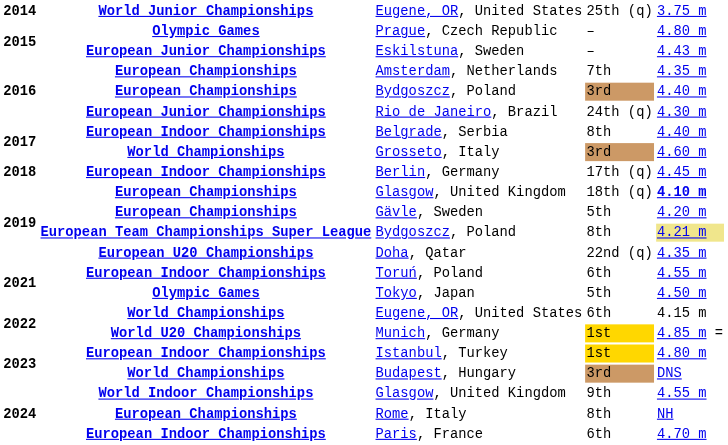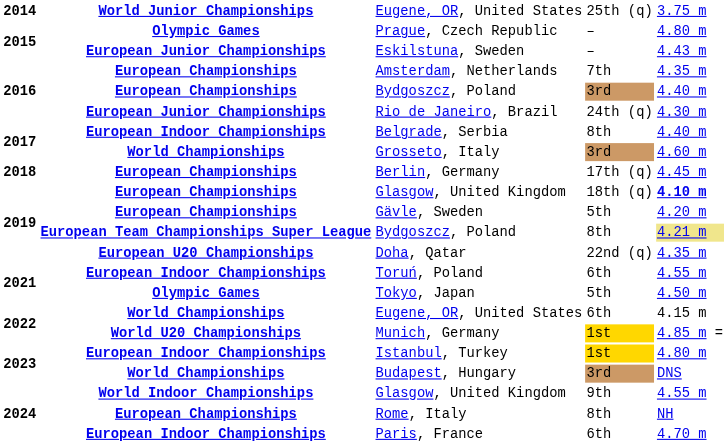(206, 172) European Indoor Championships -> (206, 172) European Championships
